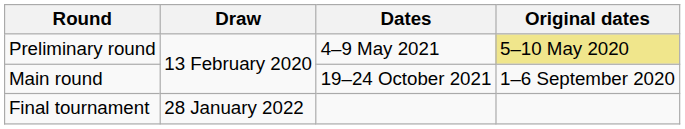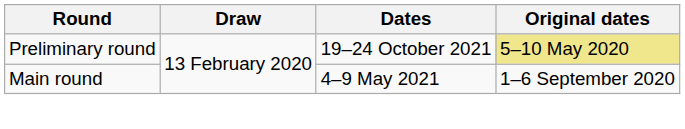(380, 49) 4–9 May 2021 -> (406, 49) 19–24 October 2021
(406, 78) 19–24 October 2021 -> (380, 78) 4–9 May 2021
- row: (79, 108)
